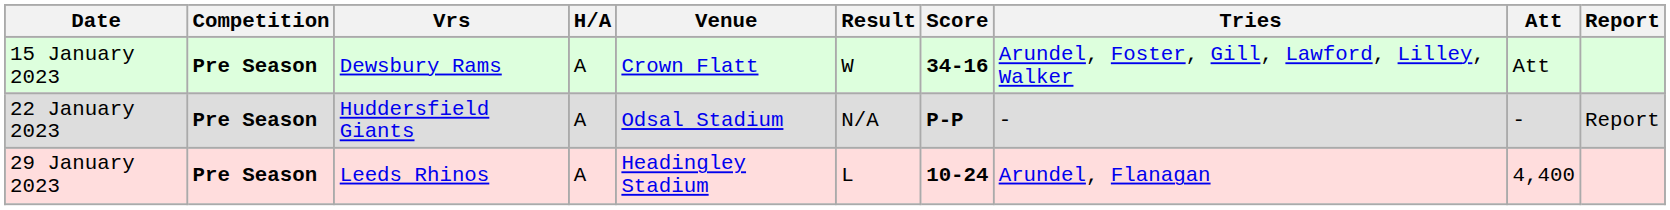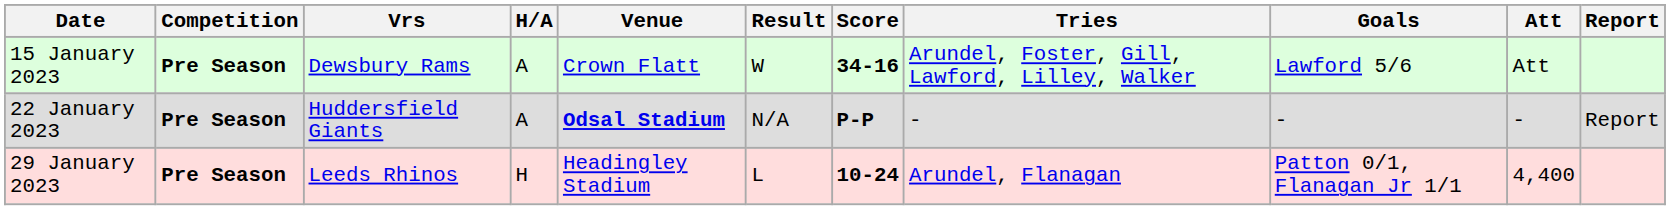+ column: (1389, 21)
(702, 121) normal -> (644, 121) bold
(580, 176) A -> (522, 176) H
